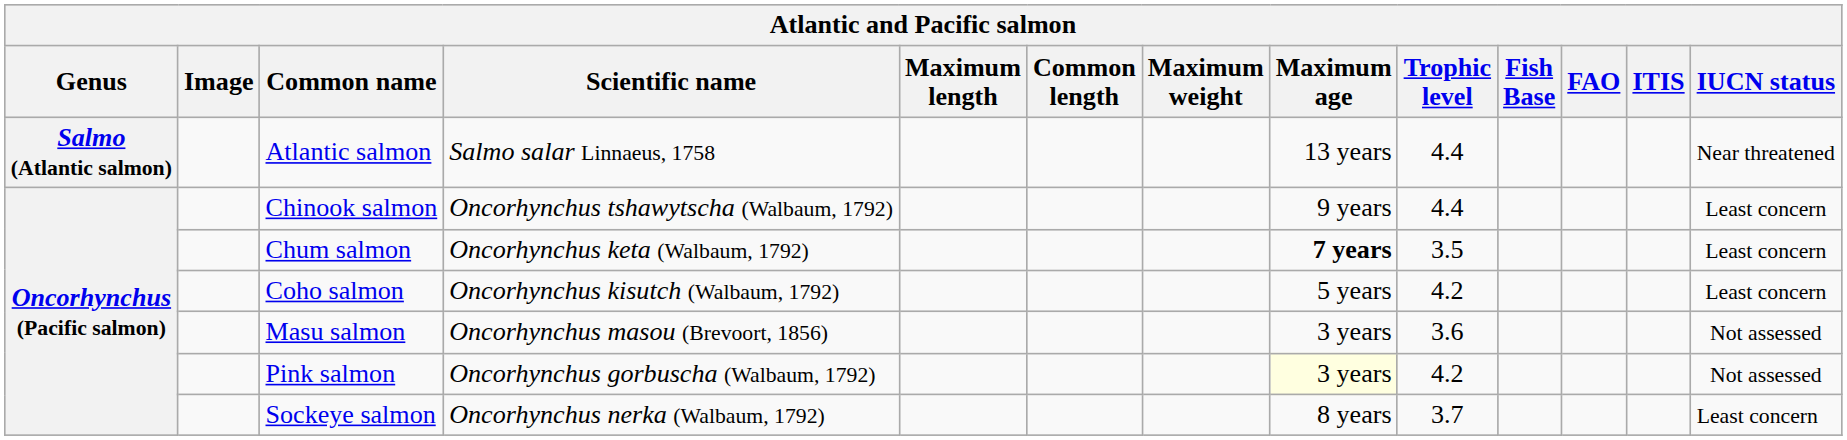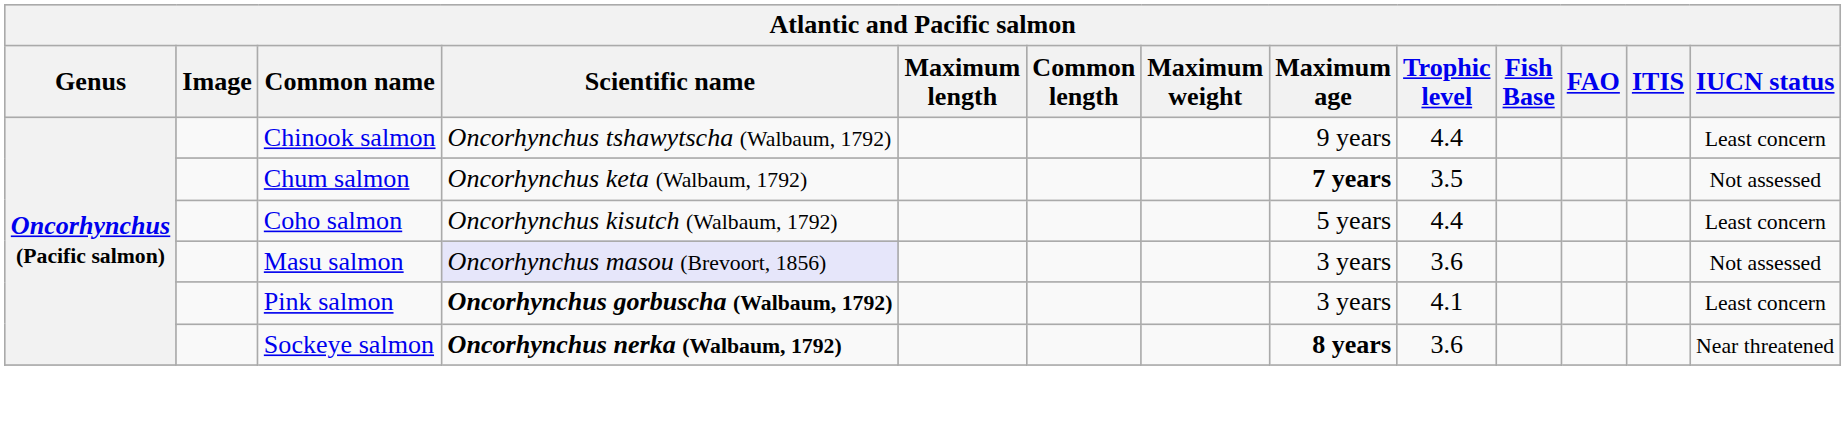- row: (348, 151)
(1766, 250) Least concern -> (1765, 180) Not assessed
(1447, 290) 4.2 -> (1447, 219) 4.4
(639, 332) no background -> (637, 261) lavender background
(662, 373) normal -> (670, 302) bold
(1354, 373) lightyellow background -> (1354, 302) no background
(1447, 373) 4.2 -> (1447, 302) 4.1
(1766, 375) Not assessed -> (1765, 304) Least concern
(637, 414) normal -> (645, 344) bold
(1354, 414) normal -> (1352, 344) bold
(1447, 414) 3.7 -> (1447, 344) 3.6
(1757, 416) Least concern -> (1765, 345) Near threatened
